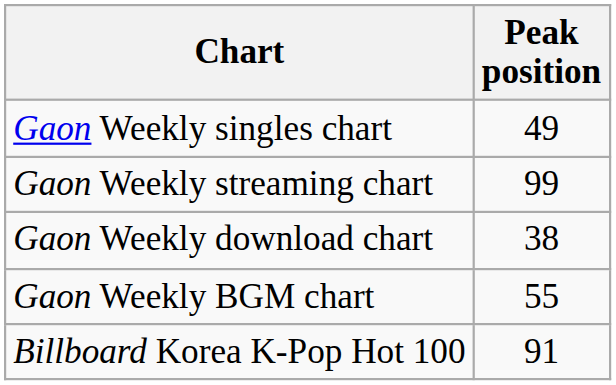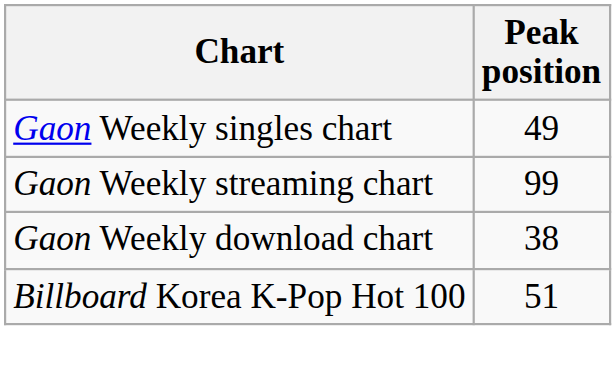- row: (194, 295)
(541, 351) 91 -> (541, 295) 51
